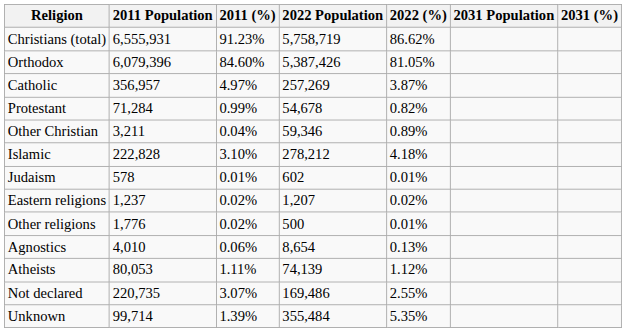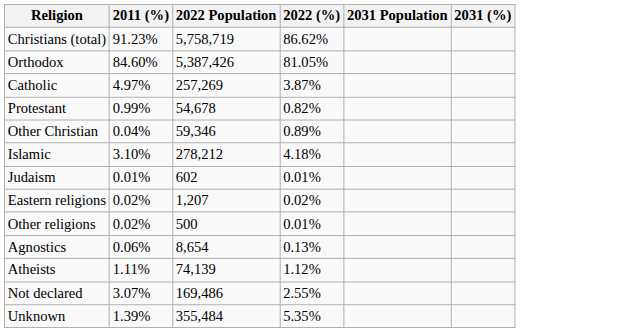- column: (163, 16)
